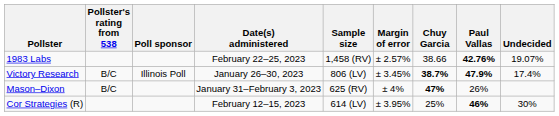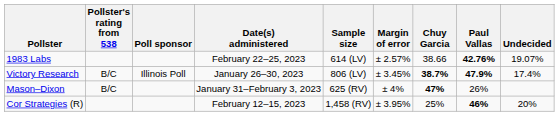(348, 59) 1,458 (RV) -> (348, 59) 614 (LV)
(348, 104) 614 (LV) -> (348, 104) 1,458 (RV)
(527, 104) 30% -> (527, 104) 20%
